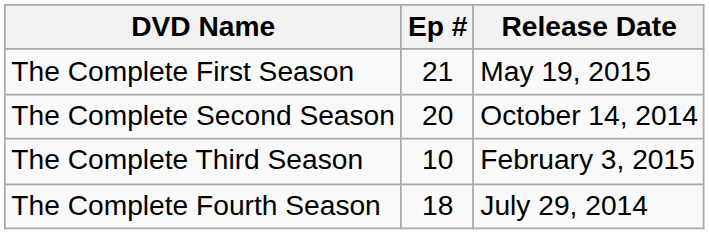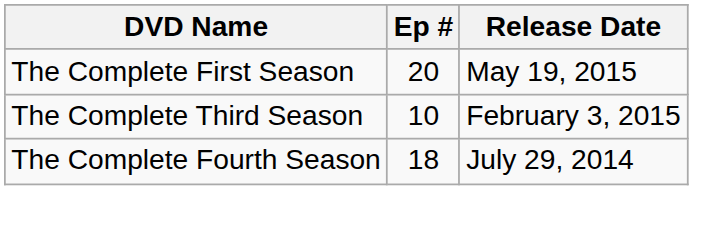(438, 71) 21 -> (423, 71) 20
- row: (203, 116)
